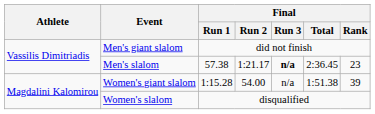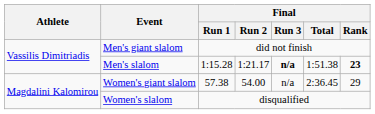(217, 65) 57.38 -> (217, 65) 1:15.28
(322, 65) 2:36.45 -> (322, 65) 1:51.38
(355, 65) normal -> (355, 65) bold
(217, 82) 1:15.28 -> (217, 82) 57.38
(322, 82) 1:51.38 -> (322, 82) 2:36.45
(355, 82) 39 -> (355, 82) 29
